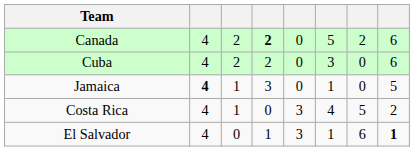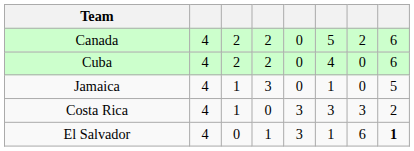(268, 40) bold -> (268, 40) normal
(331, 63) 3 -> (331, 63) 4
(205, 87) bold -> (205, 87) normal
(331, 110) 4 -> (331, 110) 3
(362, 110) 5 -> (362, 110) 3
